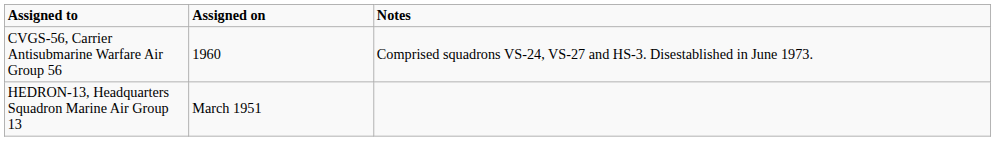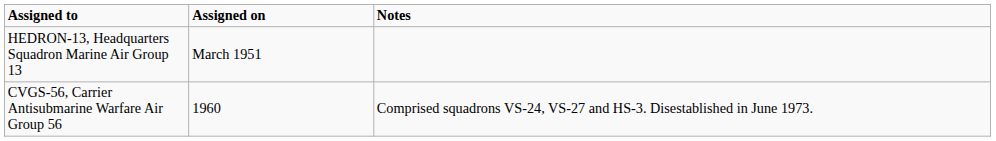rows swapped: (88, 109) <-> (85, 54)
